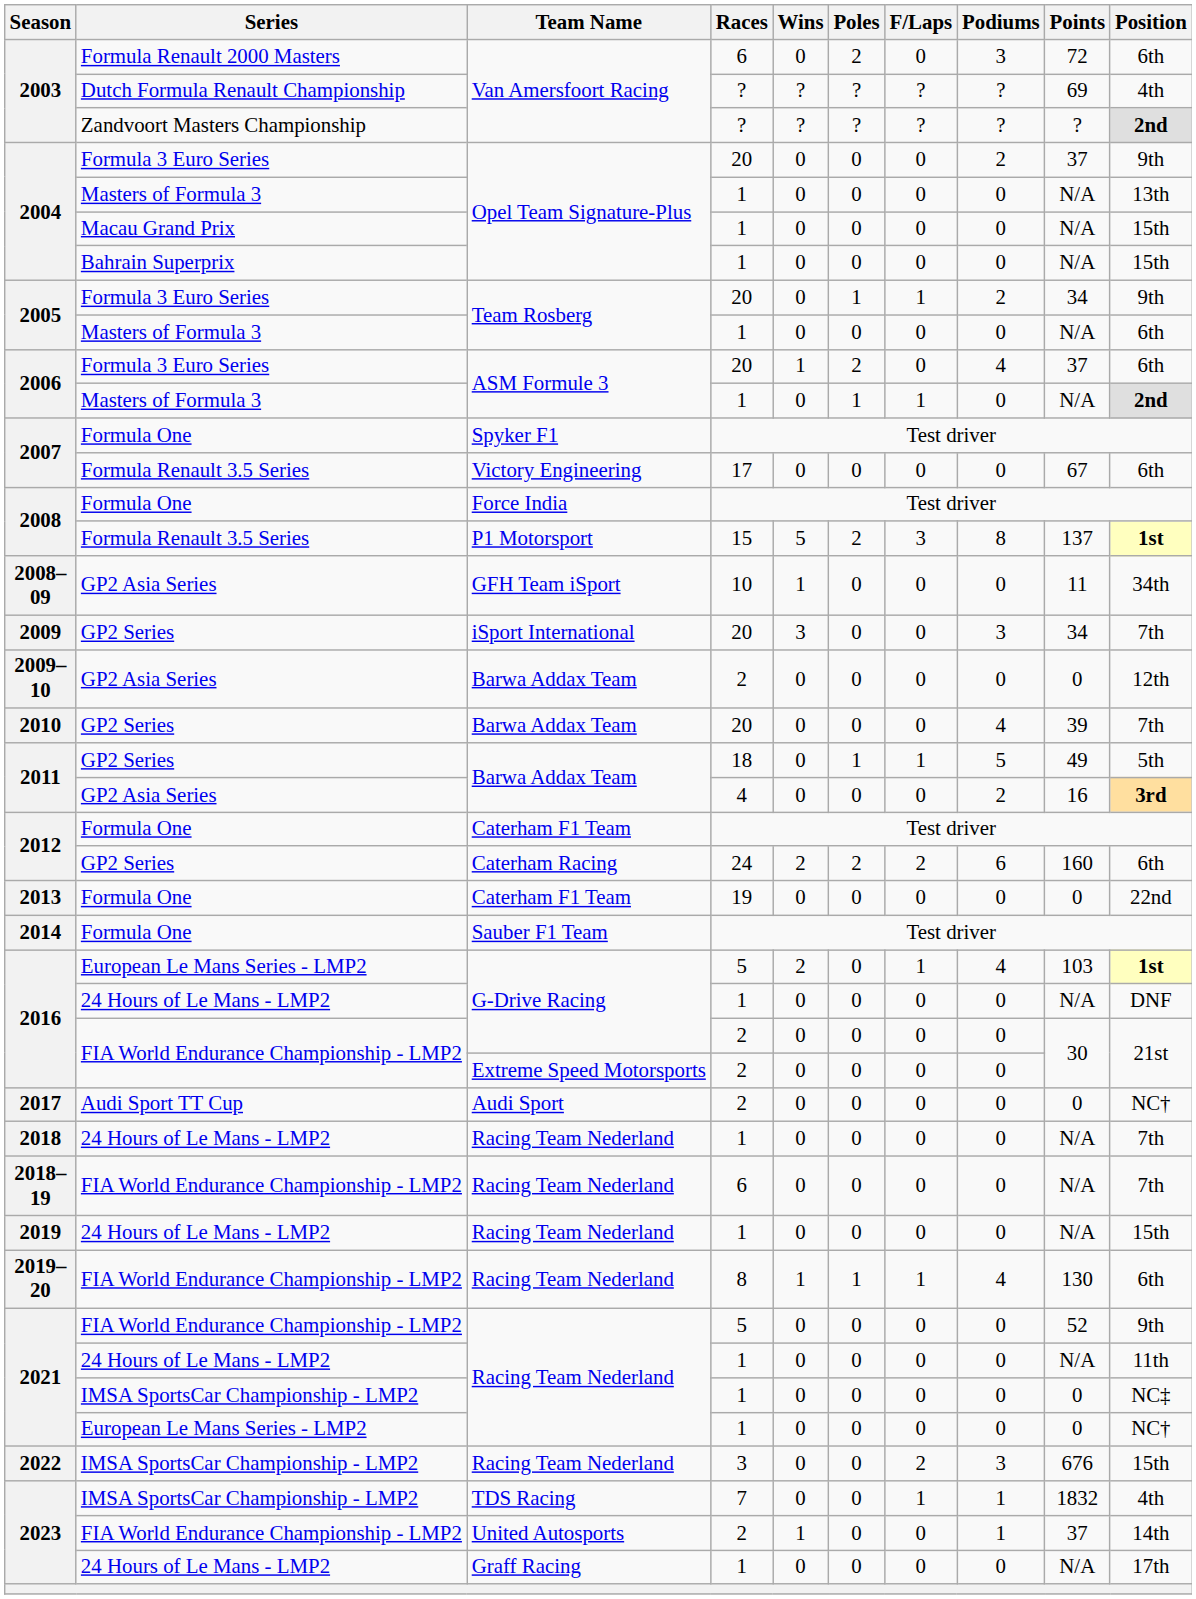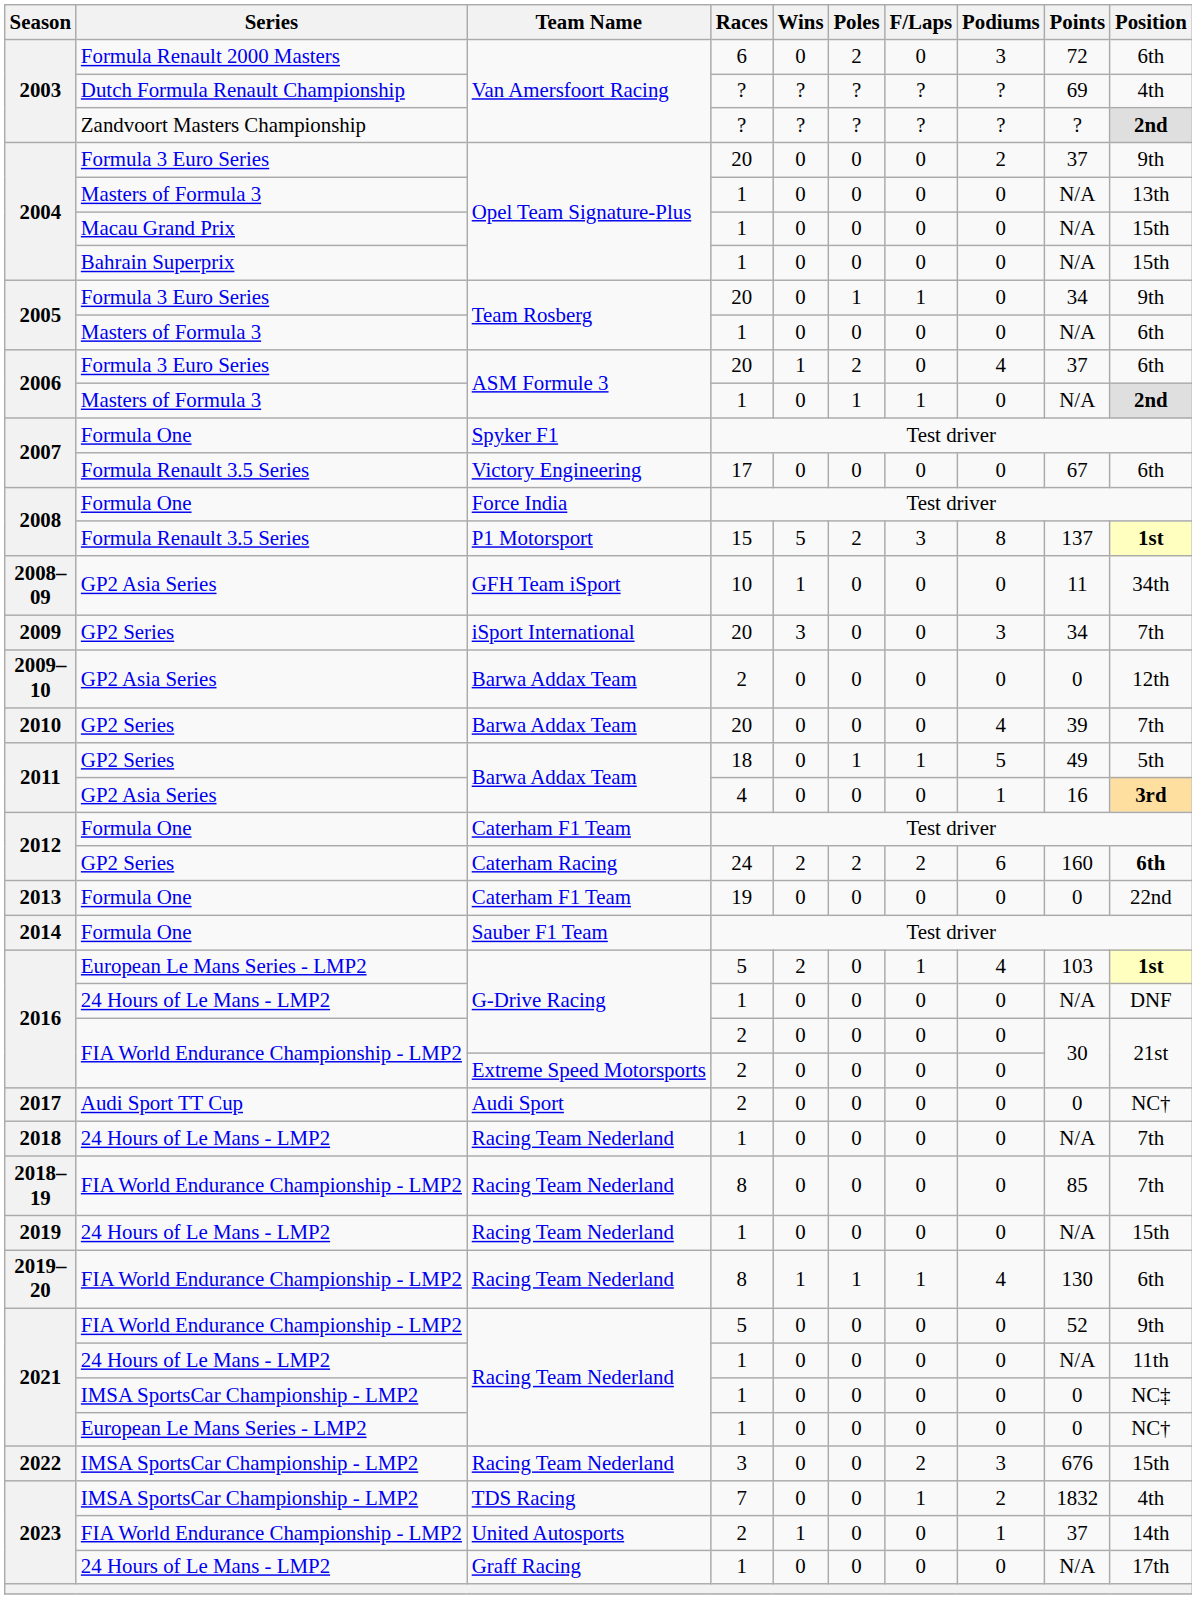(1001, 297) 2 -> (1001, 297) 0
(1001, 794) 2 -> (1001, 794) 1
(1151, 863) normal -> (1151, 863) bold
(742, 1185) 6 -> (742, 1185) 8
(1077, 1185) N/A -> (1077, 1185) 85
(1001, 1498) 1 -> (1001, 1498) 2
